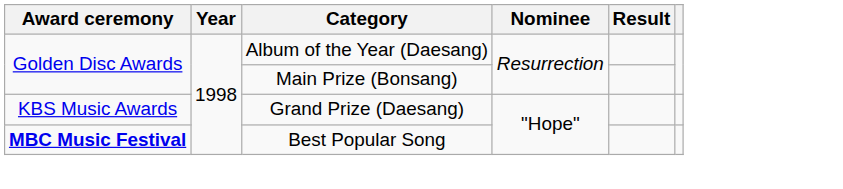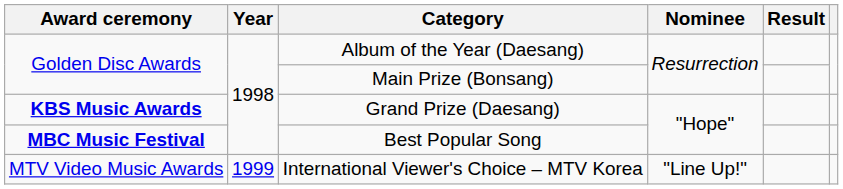(98, 109) normal -> (116, 109) bold
+ row: (463, 169)
